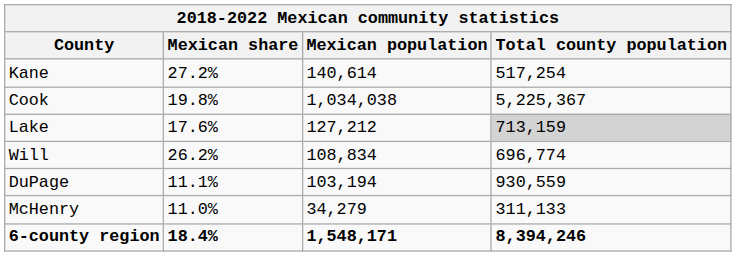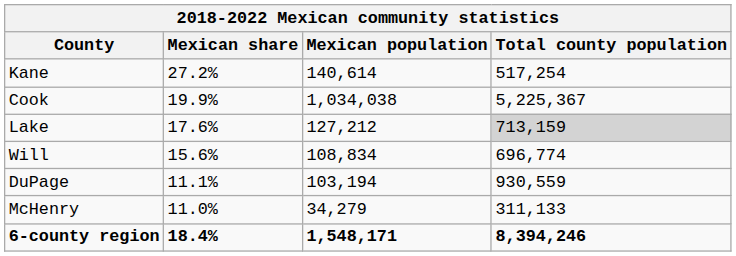(193, 100) 19.8% -> (193, 100) 19.9%
(193, 155) 26.2% -> (193, 155) 15.6%
